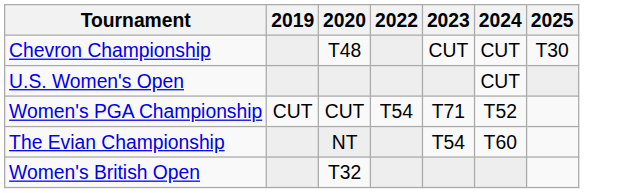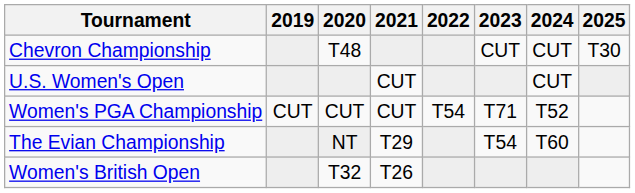+ column: (396, 20)
